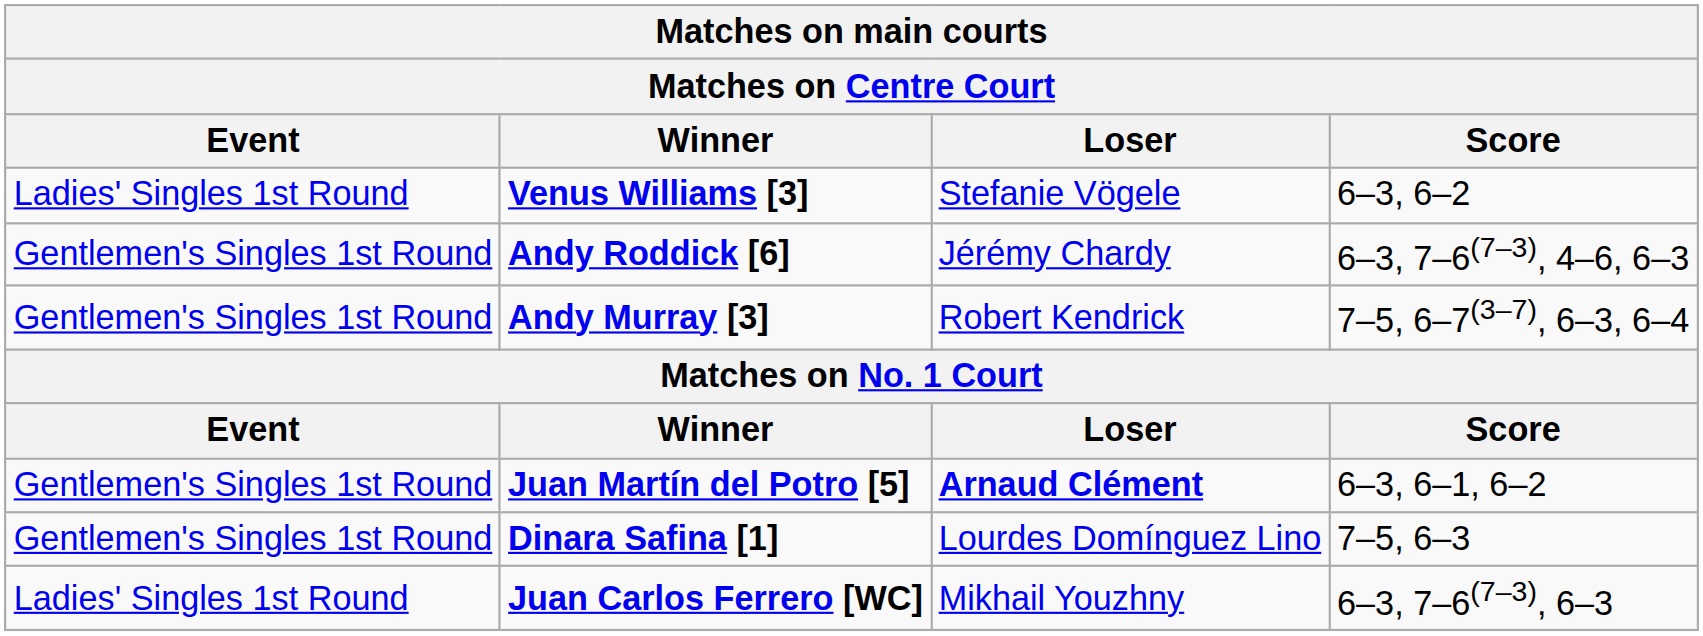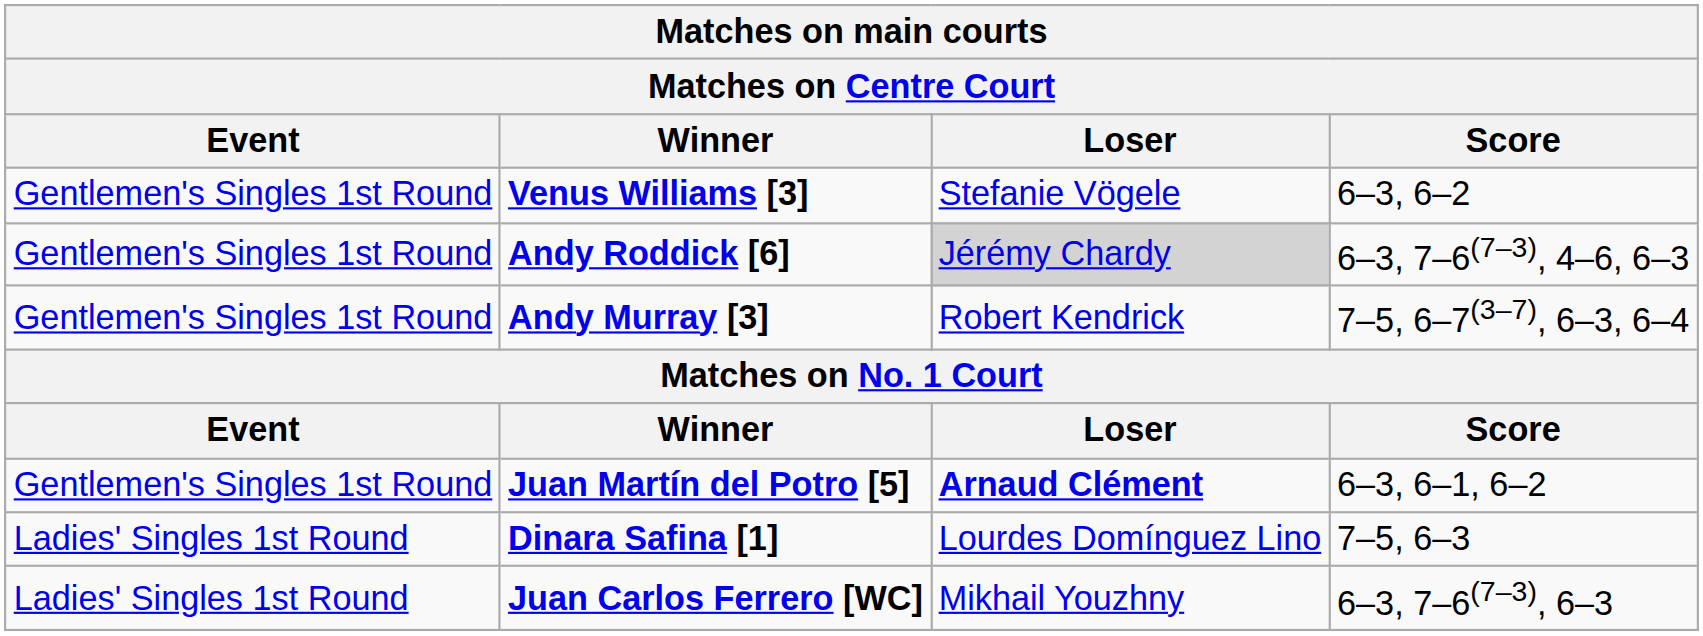(211, 194) Ladies' Singles 1st Round -> (253, 194) Gentlemen's Singles 1st Round
(1055, 253) no background -> (1055, 253) lightgrey background
(253, 538) Gentlemen's Singles 1st Round -> (211, 538) Ladies' Singles 1st Round
